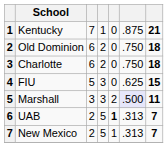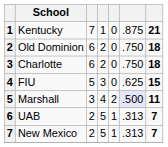(103, 99) 3 -> (103, 99) 4
(114, 116) bold -> (114, 116) normal
